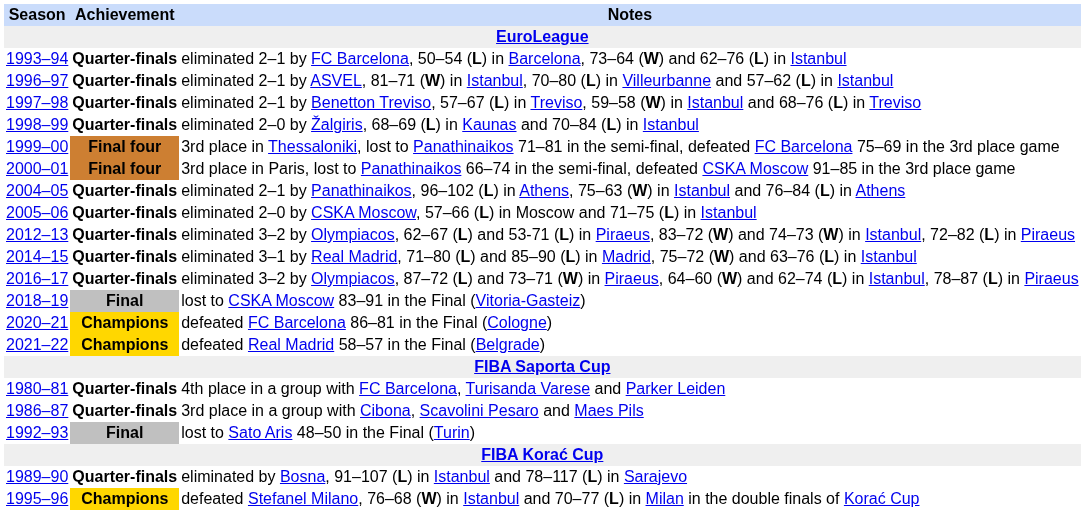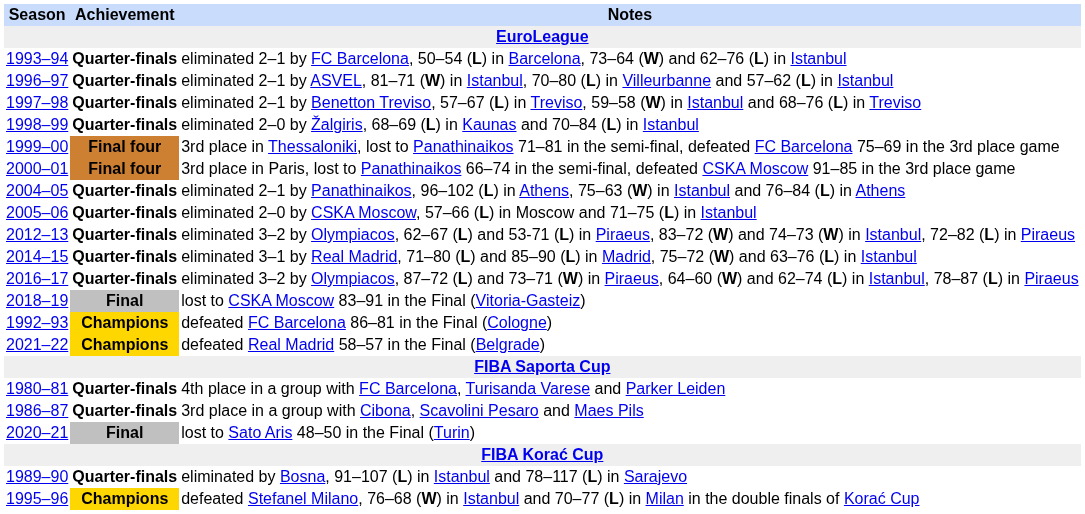(37, 322) 2020–21 -> (37, 322) 1992–93
(37, 432) 1992–93 -> (37, 432) 2020–21
